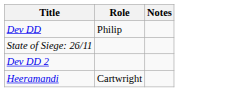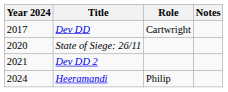+ column: (29, 12)
(110, 29) Philip -> (168, 29) Cartwright
(120, 78) Cartwright -> (158, 78) Philip
